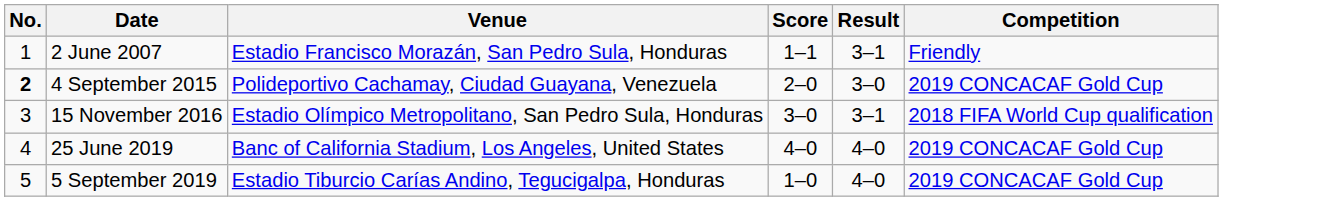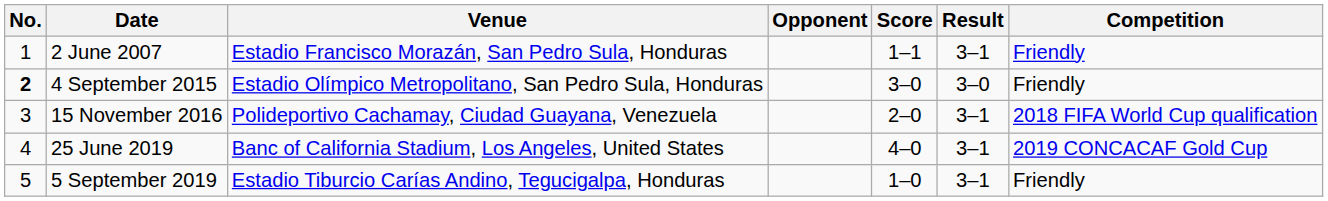+ column: (820, 20)
(474, 84) Polideportivo Cachamay, Ciudad Guayana, Venezuela -> (497, 84) Estadio Olímpico Metropolitano, San Pedro Sula, Honduras
(800, 84) 2–0 -> (905, 84) 3–0
(1036, 84) 2019 CONCACAF Gold Cup -> (1049, 84) Friendly
(497, 116) Estadio Olímpico Metropolitano, San Pedro Sula, Honduras -> (474, 116) Polideportivo Cachamay, Ciudad Guayana, Venezuela
(800, 116) 3–0 -> (905, 116) 2–0
(868, 148) 4–0 -> (973, 148) 3–1
(868, 180) 4–0 -> (973, 180) 3–1
(1036, 180) 2019 CONCACAF Gold Cup -> (1049, 180) Friendly
